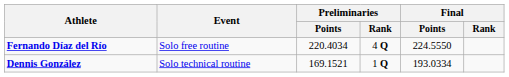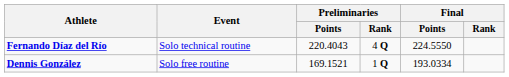(194, 46) Solo free routine -> (205, 46) Solo technical routine
(328, 46) 220.4034 -> (328, 46) 220.4043
(205, 63) Solo technical routine -> (194, 63) Solo free routine
